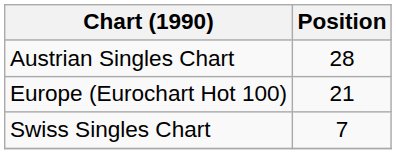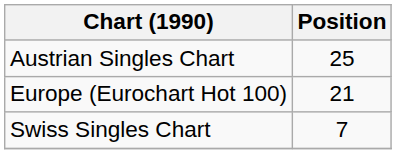(342, 58) 28 -> (342, 58) 25
